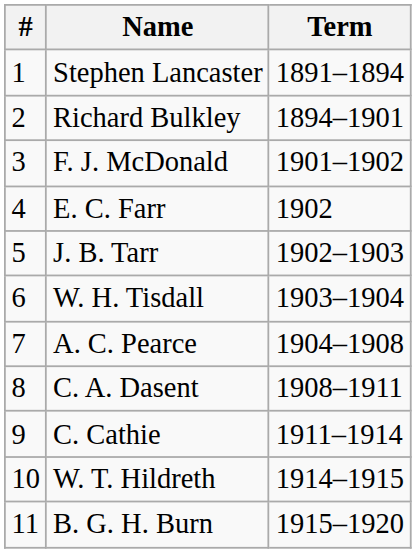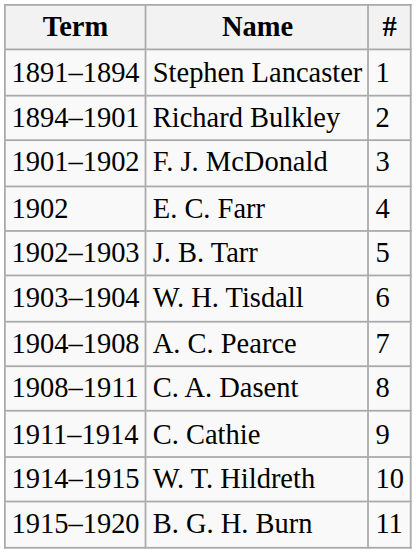columns swapped: (26, 27) <-> (340, 27)
